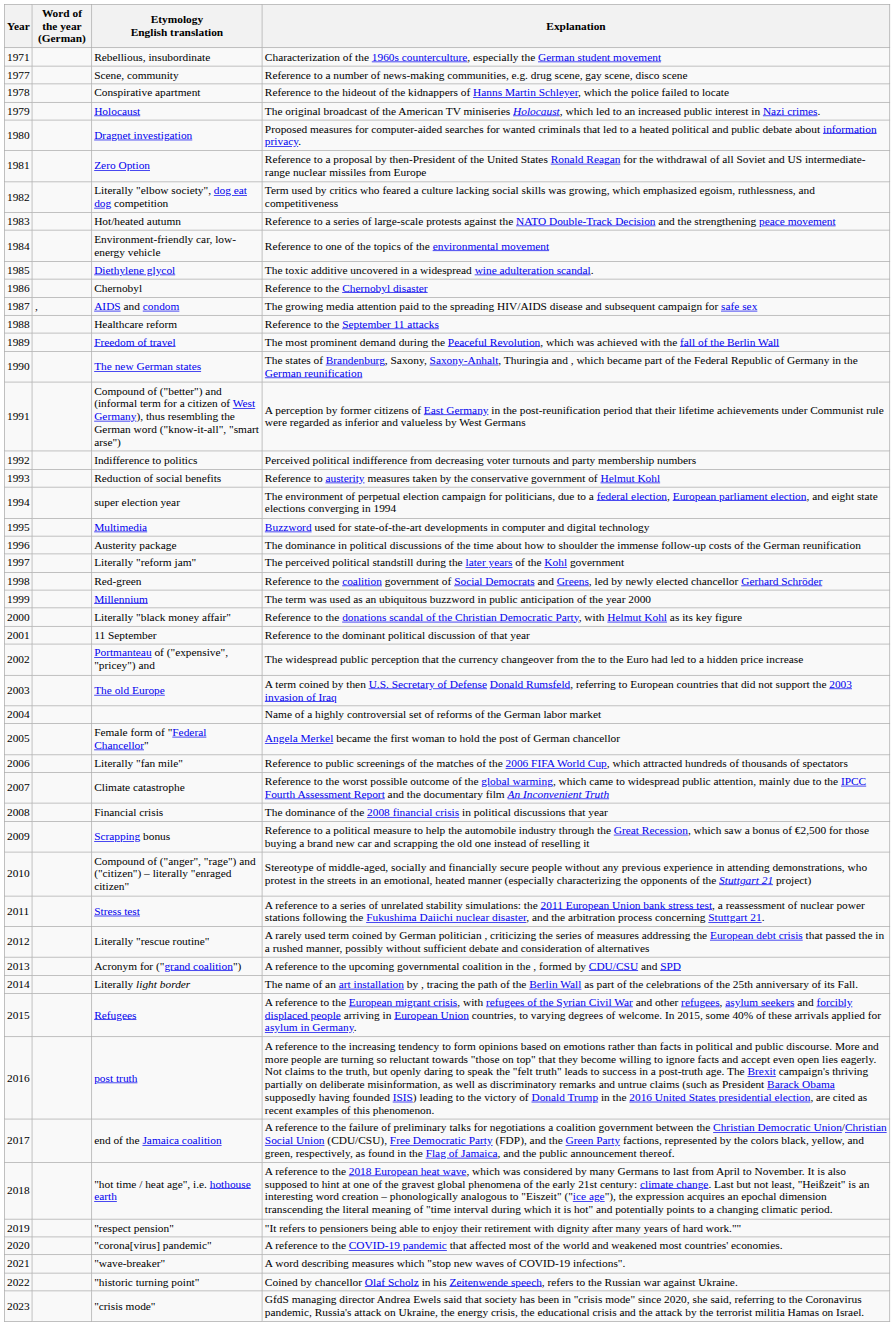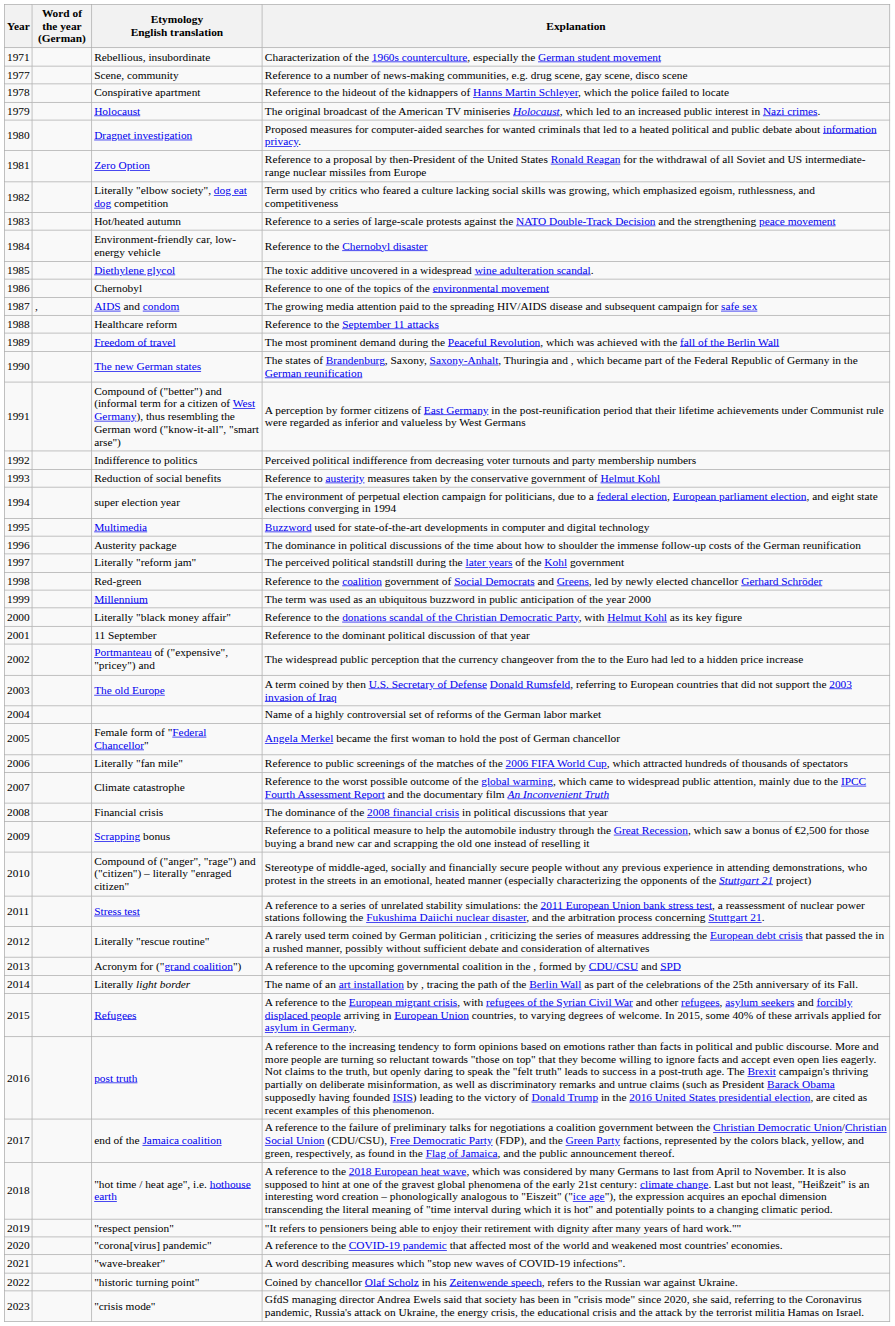(407, 245) Reference to one of the topics of the environmental movement -> (346, 245) Reference to the Chernobyl disaster
(346, 288) Reference to the Chernobyl disaster -> (407, 288) Reference to one of the topics of the environmental movement
